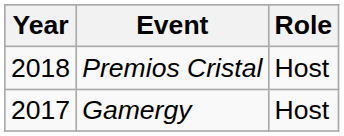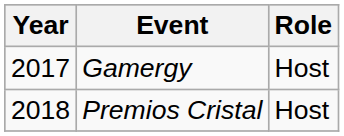rows swapped: (137, 109) <-> (172, 67)
